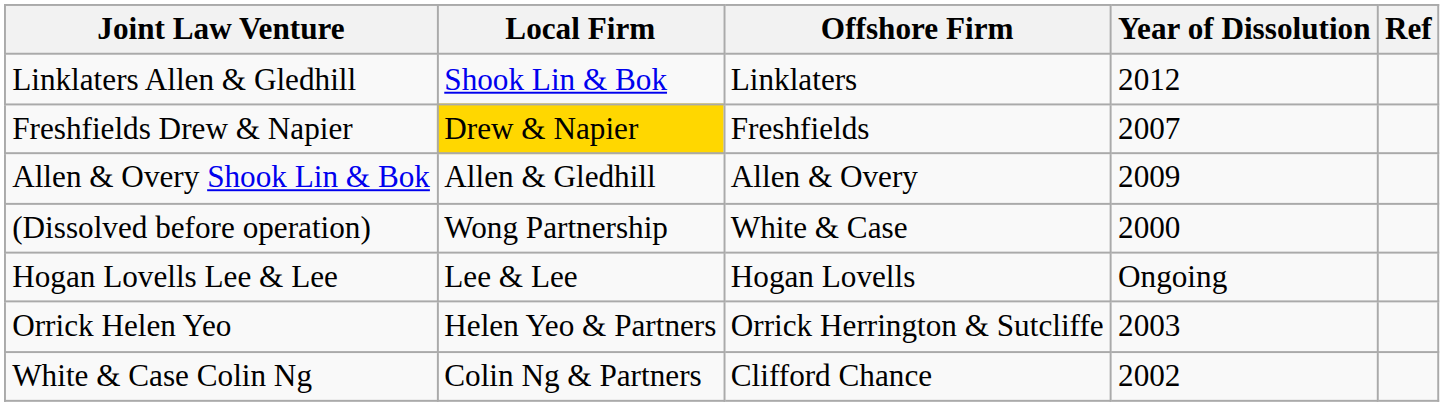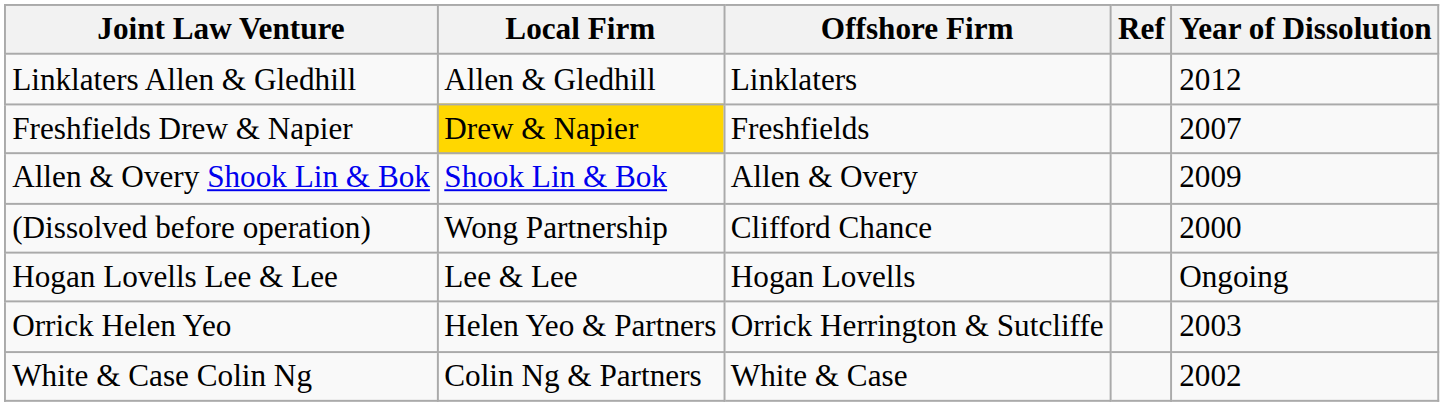columns swapped: (1244, 29) <-> (1408, 29)
(556, 78) Shook Lin & Bok -> (550, 78) Allen & Gledhill
(550, 177) Allen & Gledhill -> (556, 177) Shook Lin & Bok
(819, 227) White & Case -> (831, 227) Clifford Chance
(831, 375) Clifford Chance -> (819, 375) White & Case
